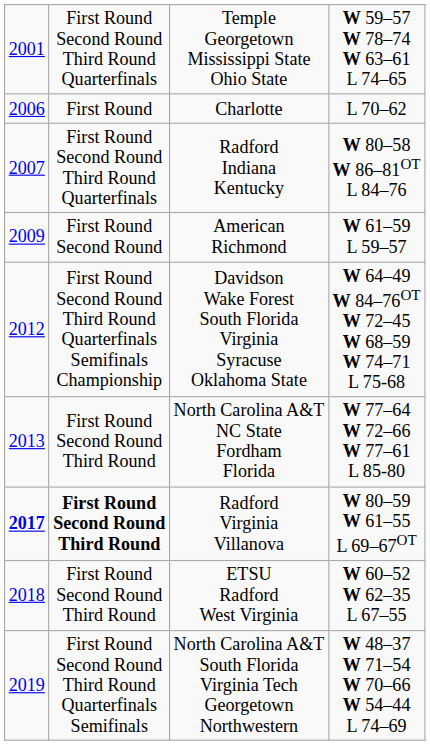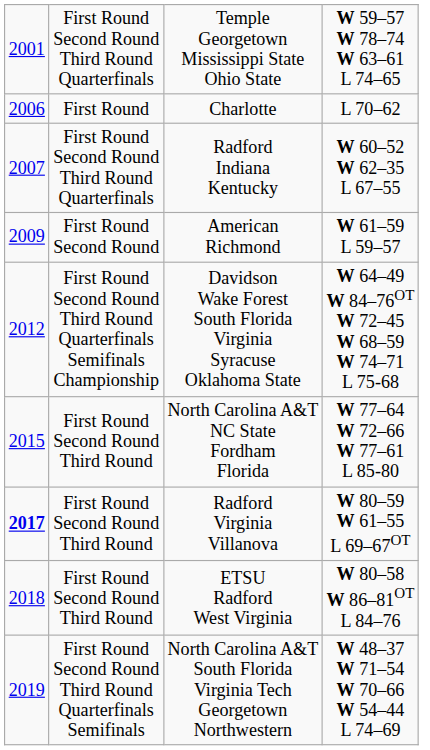(377, 167) W 80–58 W 86–81OT L 84–76 -> (370, 167) W 60–52 W 62–35 L 67–55
(27, 441) 2013 -> (27, 441) 2015
(109, 523) bold -> (106, 523) normal
(377, 595) W 60–52 W 62–35 L 67–55 -> (370, 597) W 80–58 W 86–81OT L 84–76
